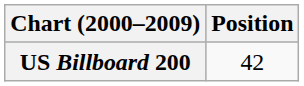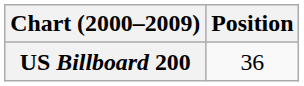(252, 61) 42 -> (252, 61) 36
